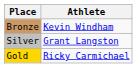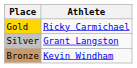rows swapped: (17, 56) <-> (23, 26)
